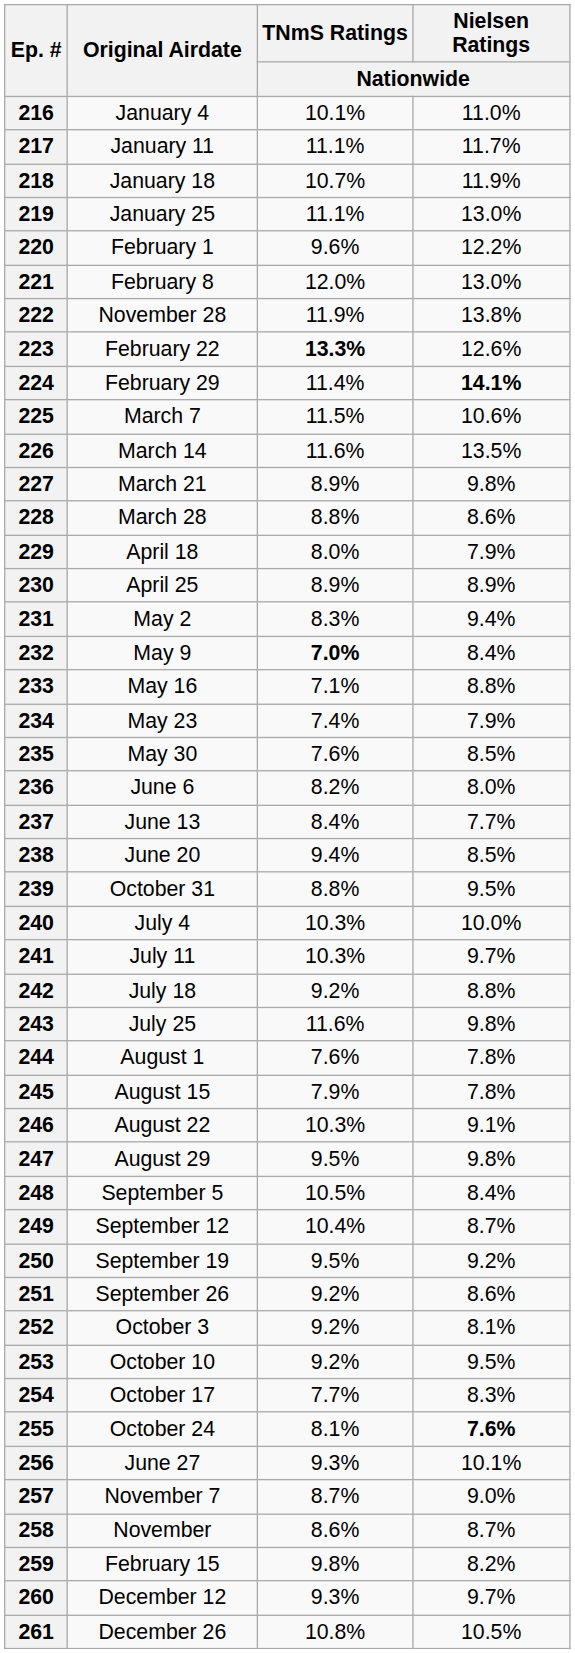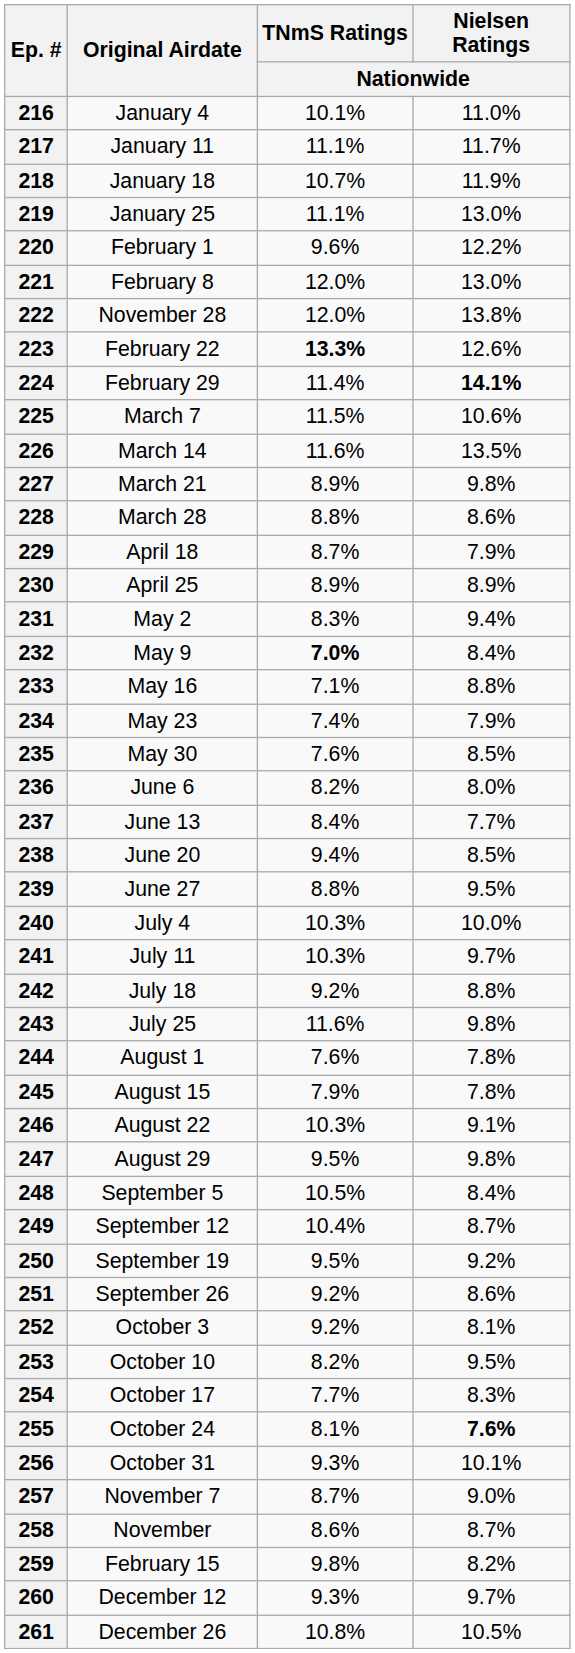(335, 315) 11.9% -> (335, 315) 12.0%
(335, 551) 8.0% -> (335, 551) 8.7%
(162, 889) October 31 -> (162, 889) June 27
(335, 1361) 9.2% -> (335, 1361) 8.2%
(162, 1462) June 27 -> (162, 1462) October 31
